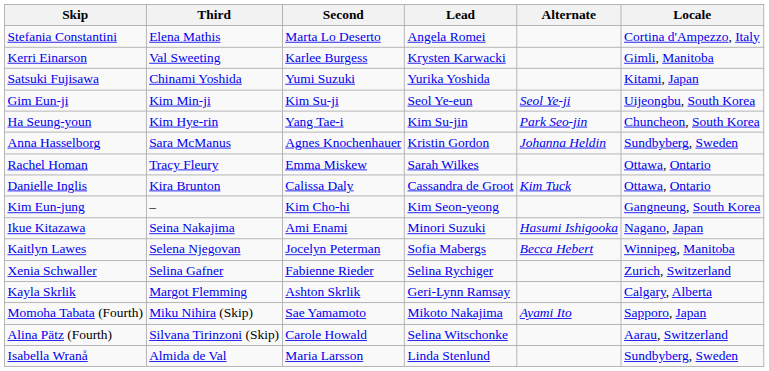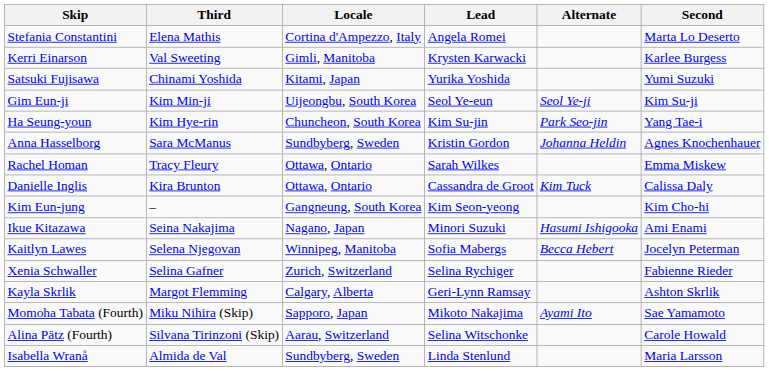columns swapped: (343, 15) <-> (692, 15)
